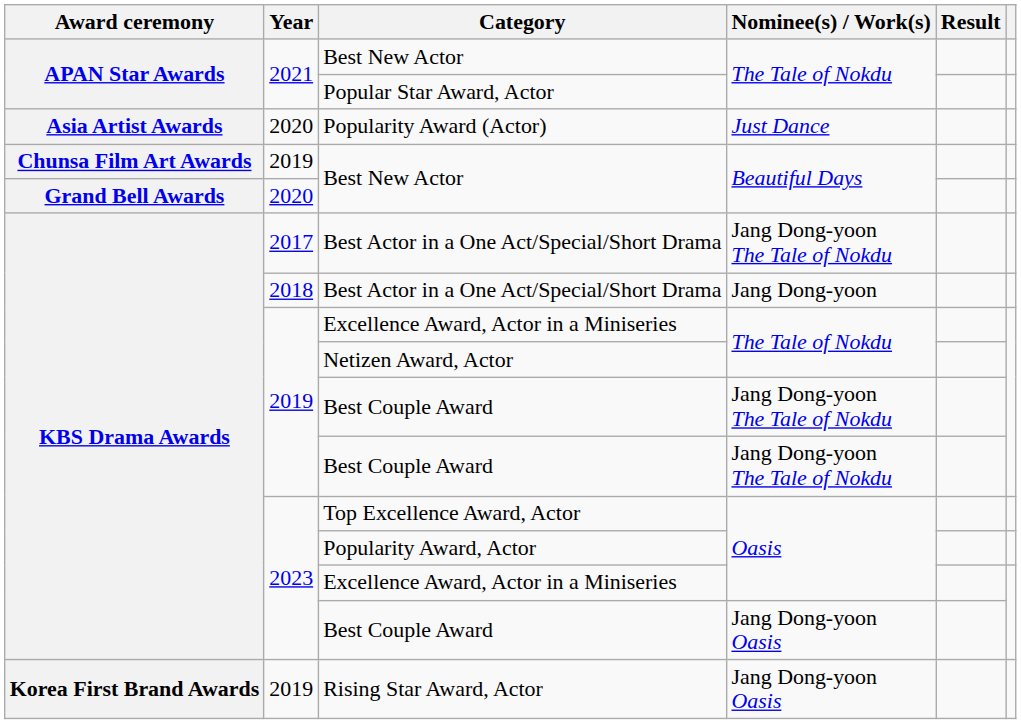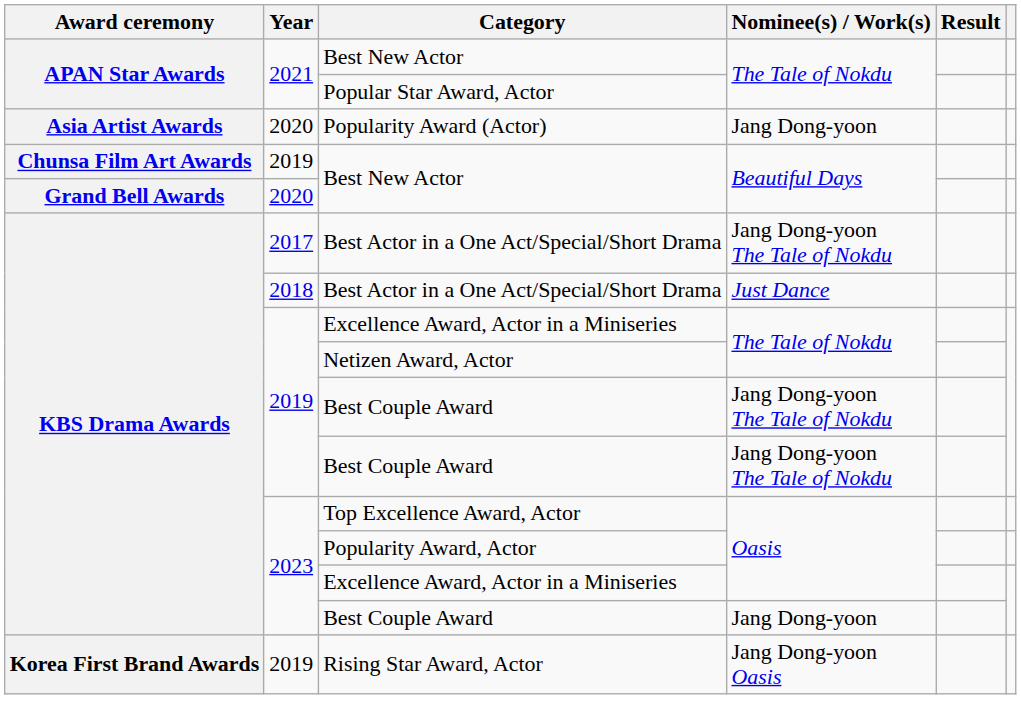(780, 126) Just Dance -> (804, 126) Jang Dong-yoon
(804, 289) Jang Dong-yoon -> (780, 289) Just Dance
(804, 629) Jang Dong-yoon Oasis -> (804, 617) Jang Dong-yoon
